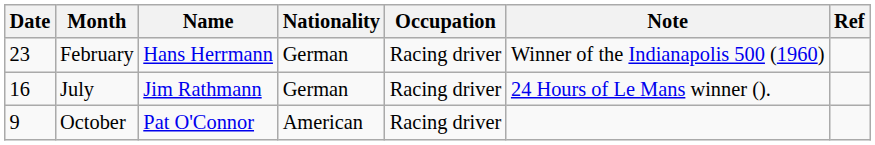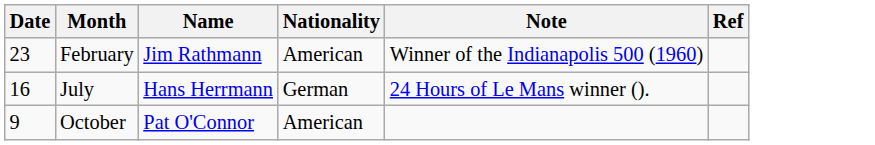- column: (445, 20)
(208, 54) Hans Herrmann -> (202, 54) Jim Rathmann
(315, 54) German -> (323, 54) American
(202, 88) Jim Rathmann -> (208, 88) Hans Herrmann
